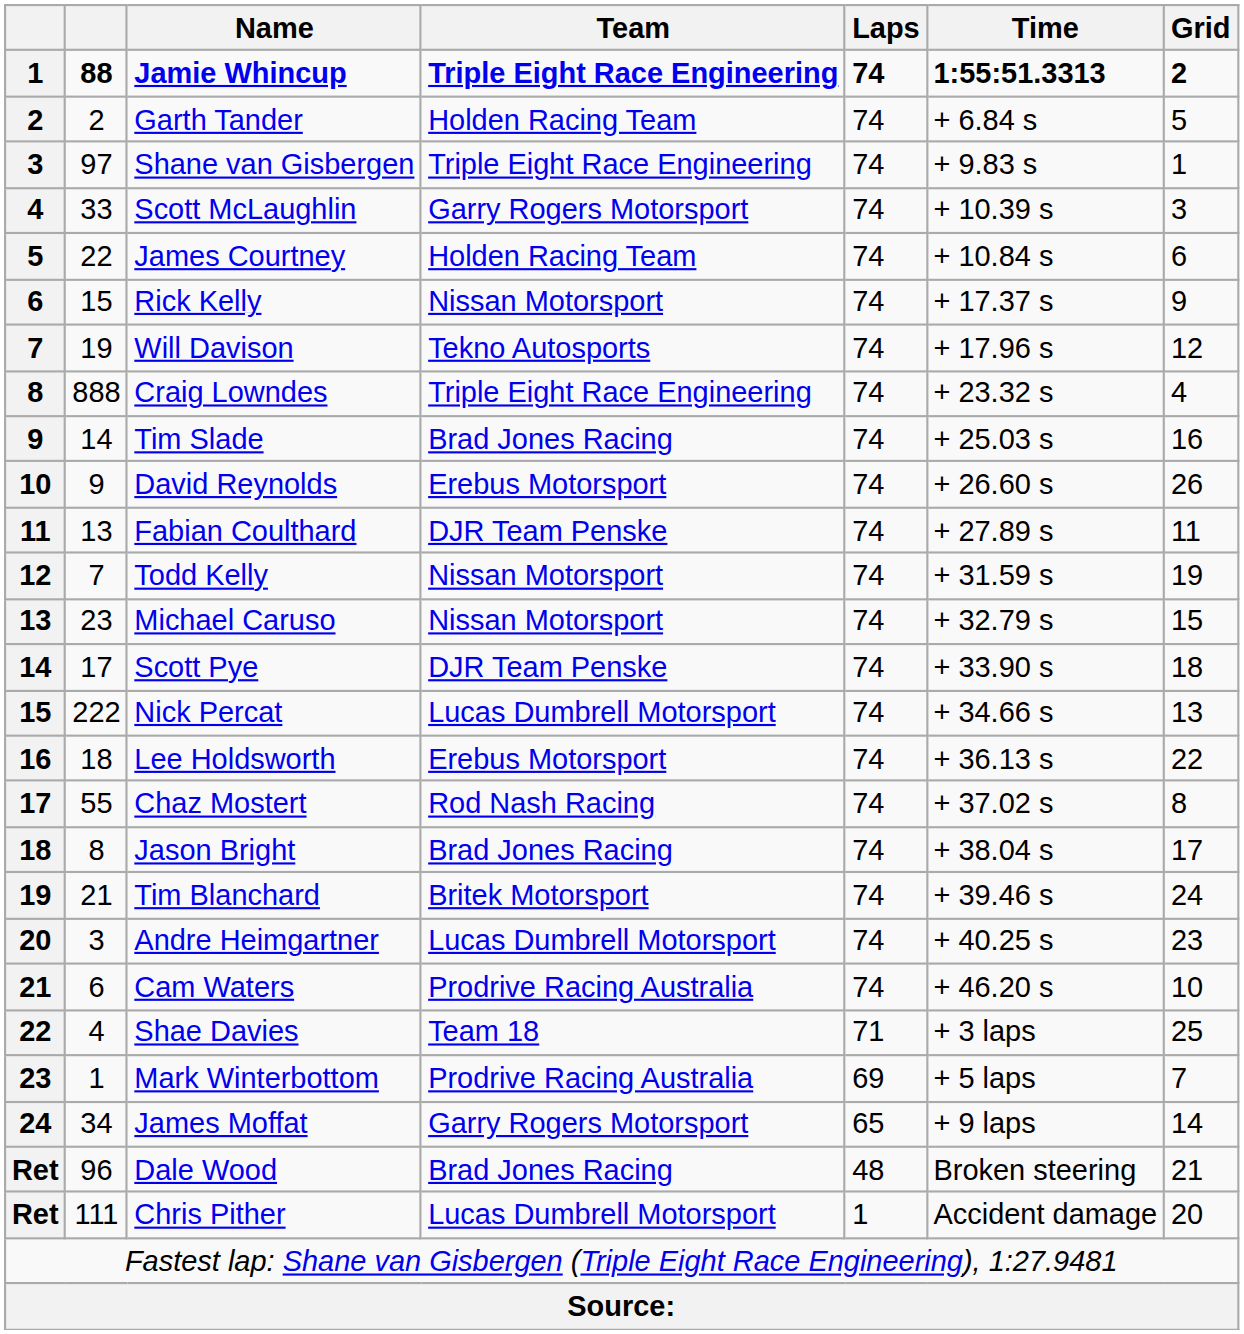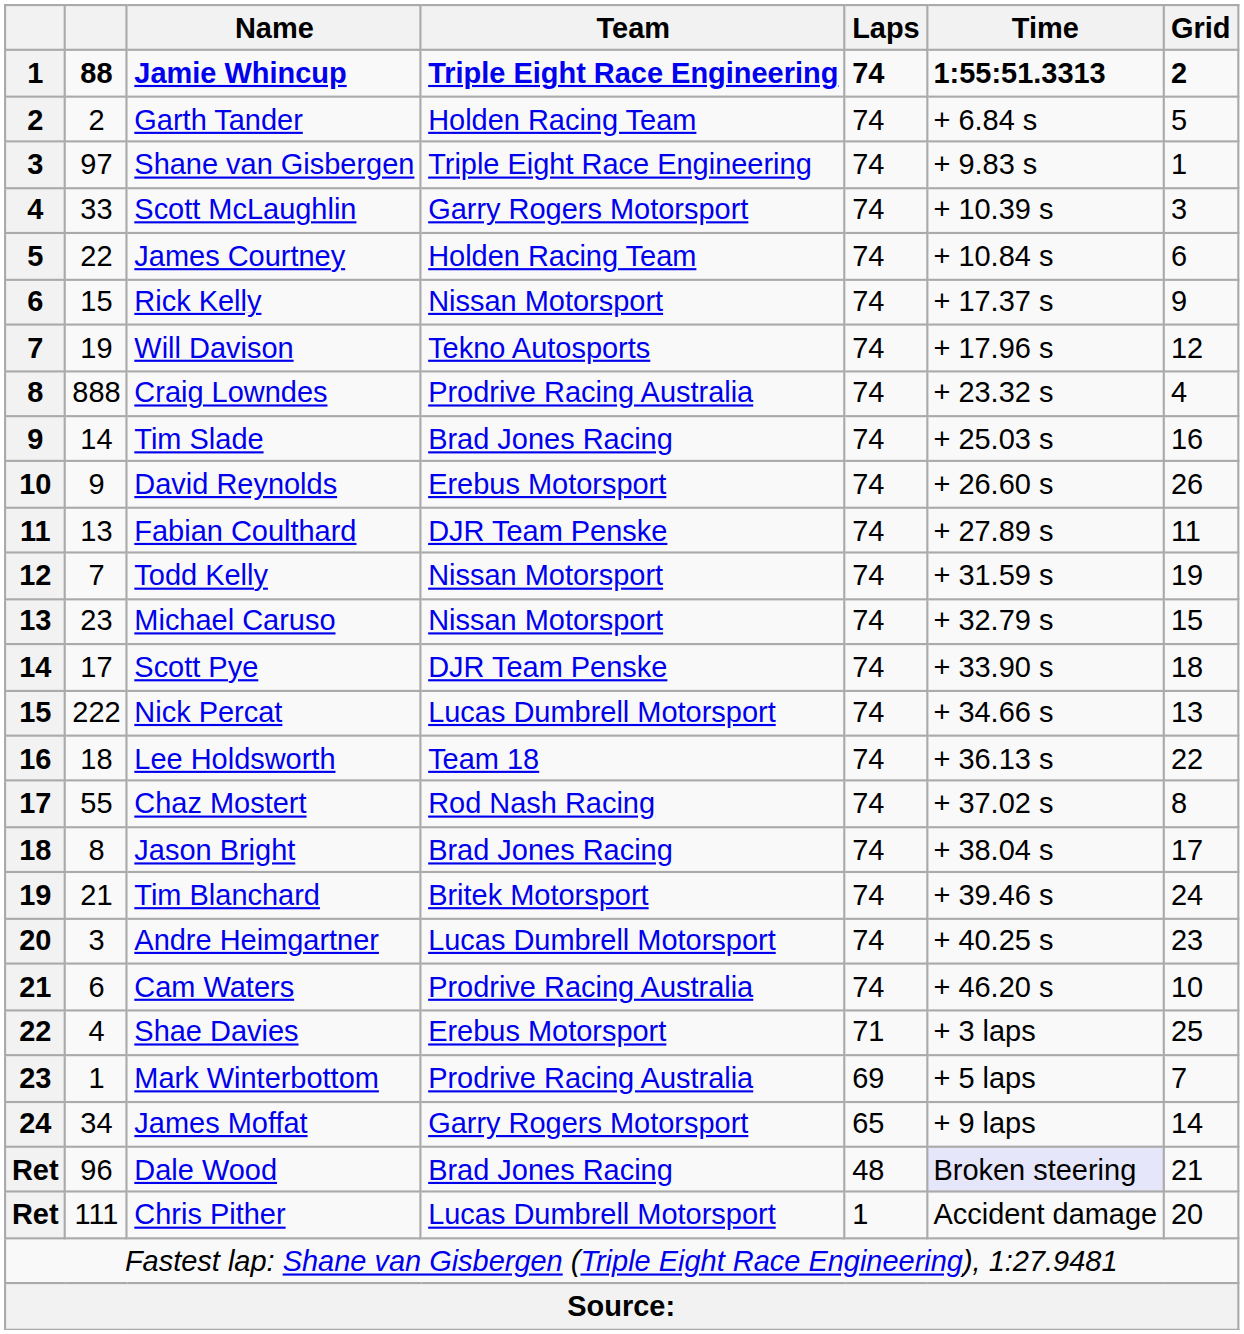(620, 393) Triple Eight Race Engineering -> (591, 393) Prodrive Racing Australia
(547, 758) Erebus Motorsport -> (484, 758) Team 18
(484, 1032) Team 18 -> (547, 1032) Erebus Motorsport
(1035, 1169) no background -> (1035, 1169) lavender background
